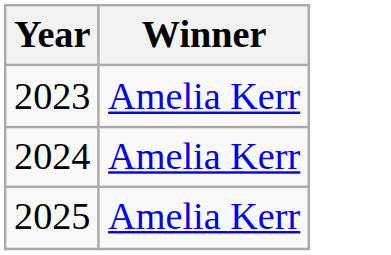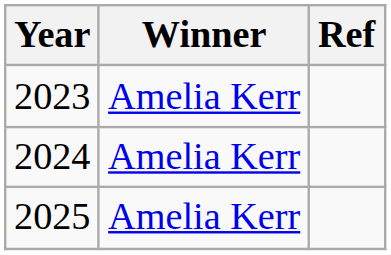+ column: (347, 34)
